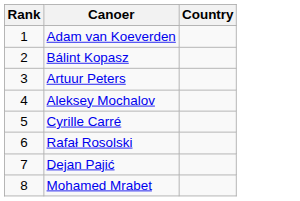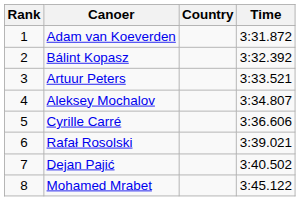+ column: (266, 15)
